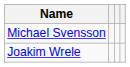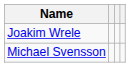rows swapped: (44, 52) <-> (57, 33)
